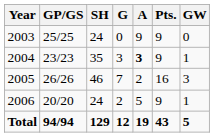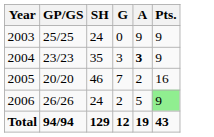- column: (195, 15)
(58, 79) 26/26 -> (58, 79) 20/20
(58, 100) 20/20 -> (58, 100) 26/26
(159, 100) no background -> (159, 100) lightgreen background
